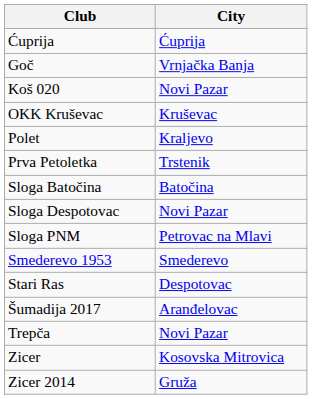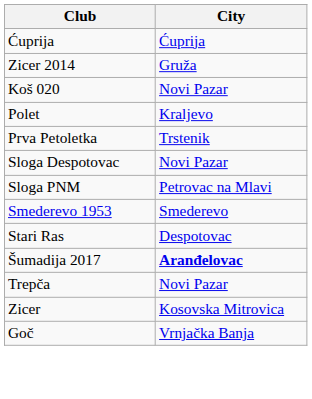rows swapped: (21, 65) <-> (41, 382)
- row: (56, 114)
- row: (55, 187)
(198, 308) normal -> (201, 260) bold
